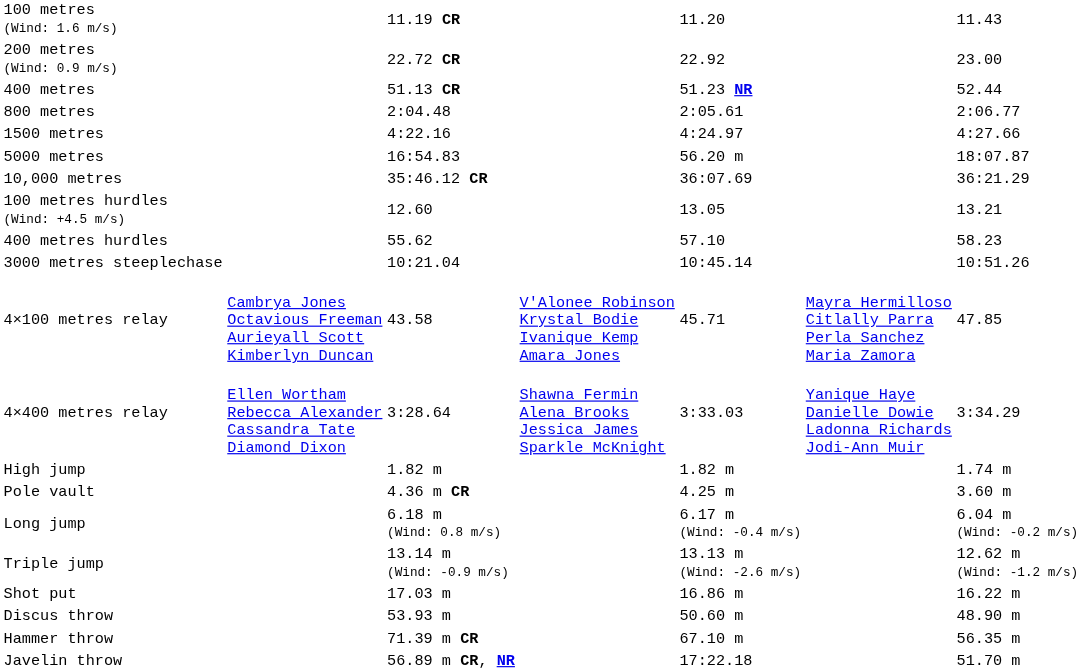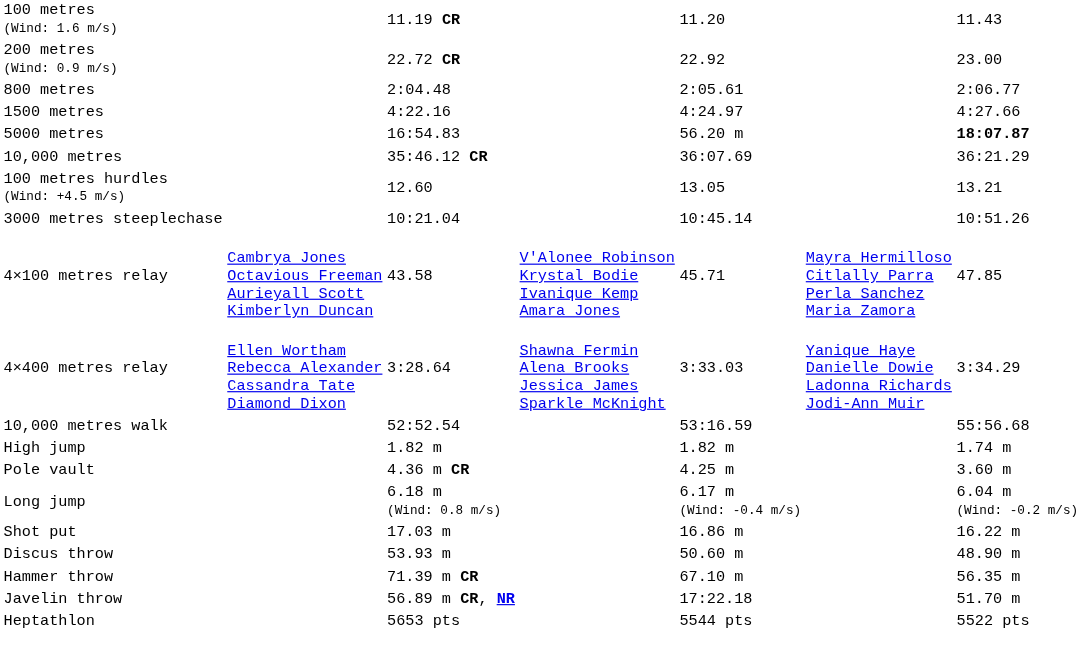- row: (49, 90)
(993, 157) normal -> (993, 134) bold
- row: (86, 241)
+ row: (86, 426)
- row: (54, 563)
+ row: (49, 621)
